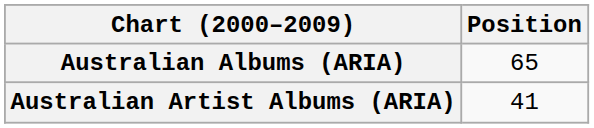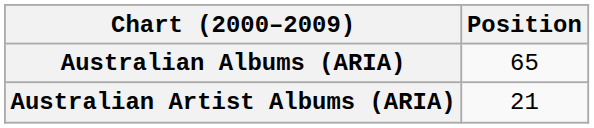(524, 102) 41 -> (524, 102) 21
